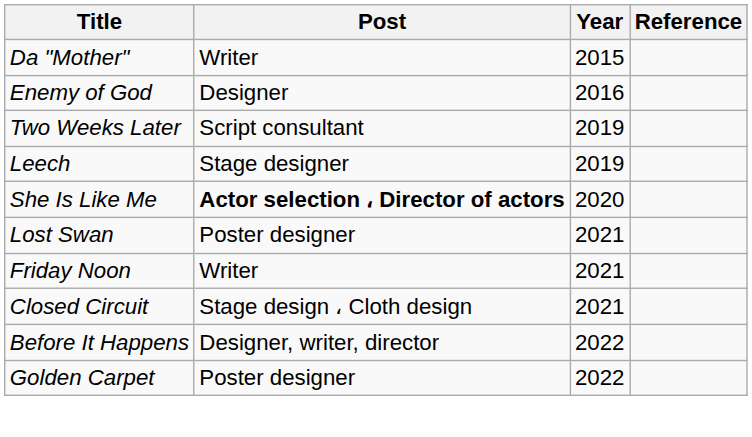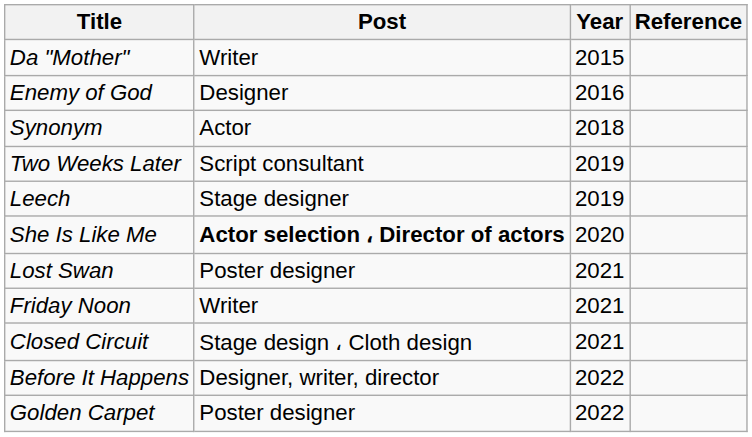+ row: (56, 127)
